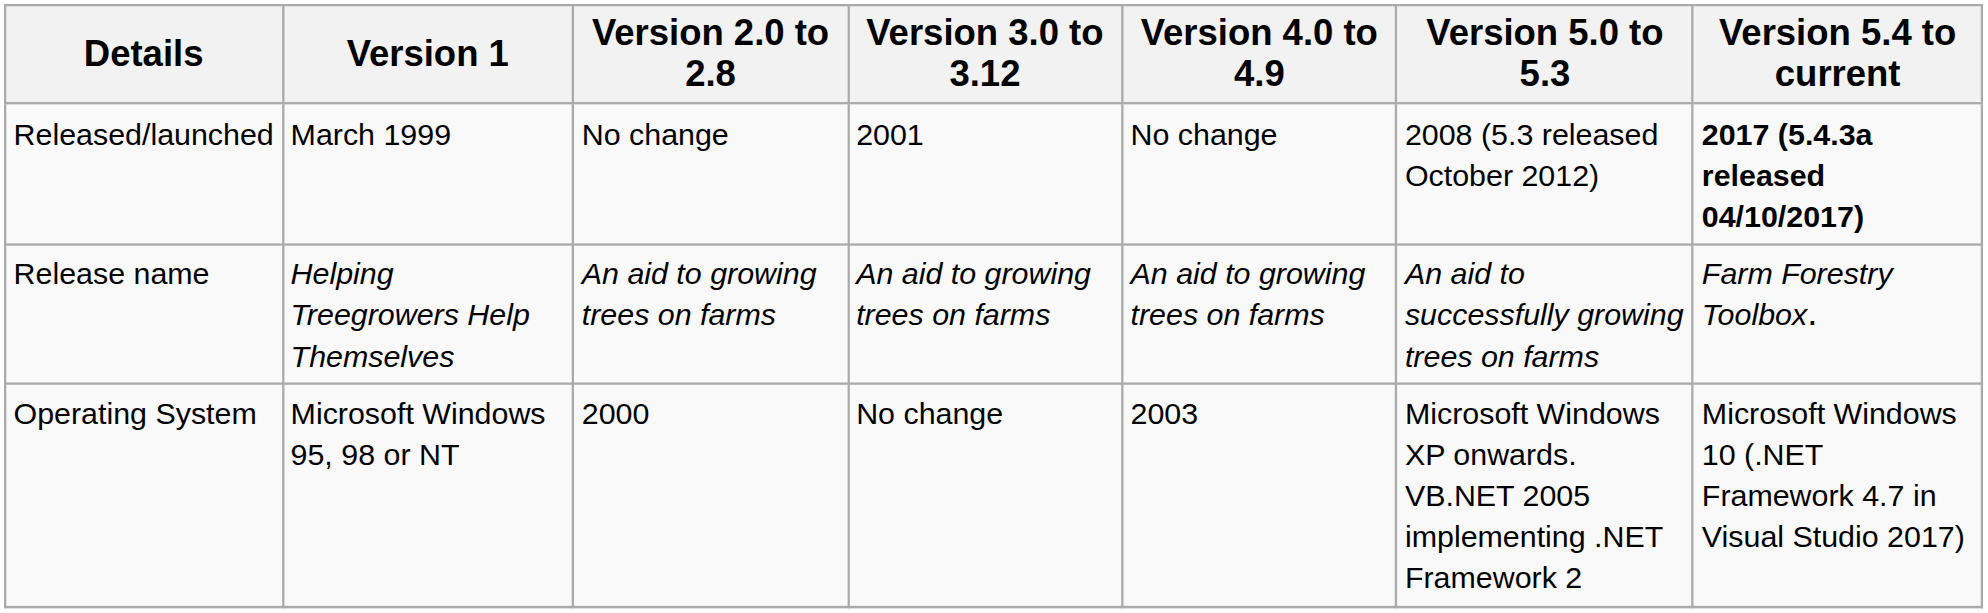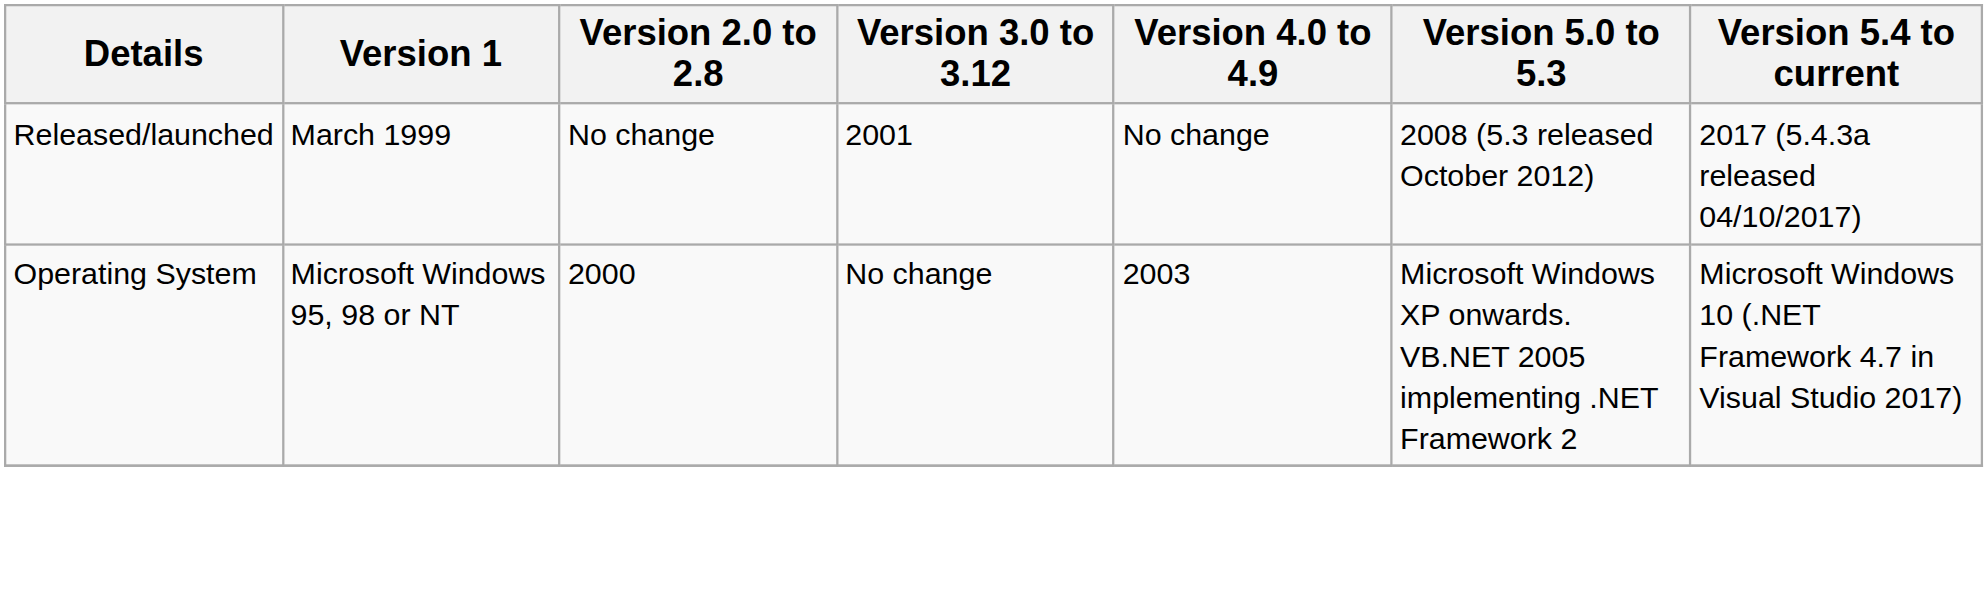(1787, 173) bold -> (1785, 175) normal
- row: (112, 274)
